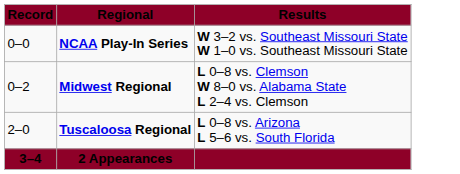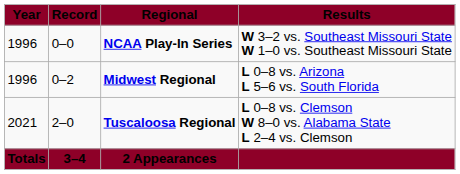+ column: (27, 15)
(272, 87) L 0–8 vs. Clemson W 8–0 vs. Alabama State L 2–4 vs. Clemson -> (310, 79) L 0–8 vs. Arizona L 5–6 vs. South Florida
(266, 130) L 0–8 vs. Arizona L 5–6 vs. South Florida -> (316, 123) L 0–8 vs. Clemson W 8–0 vs. Alabama State L 2–4 vs. Clemson
